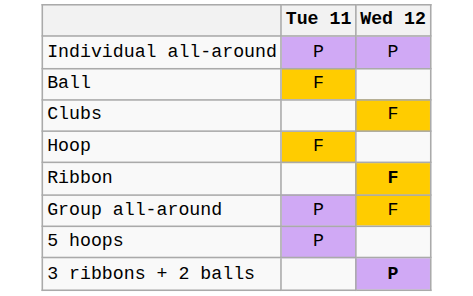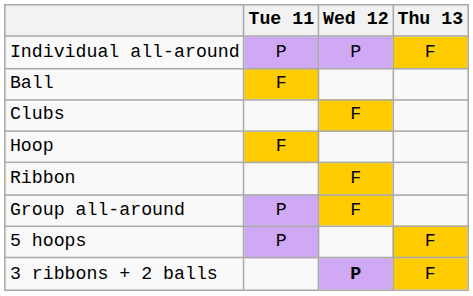+ column: (430, 20)
(393, 178) bold -> (356, 178) normal
